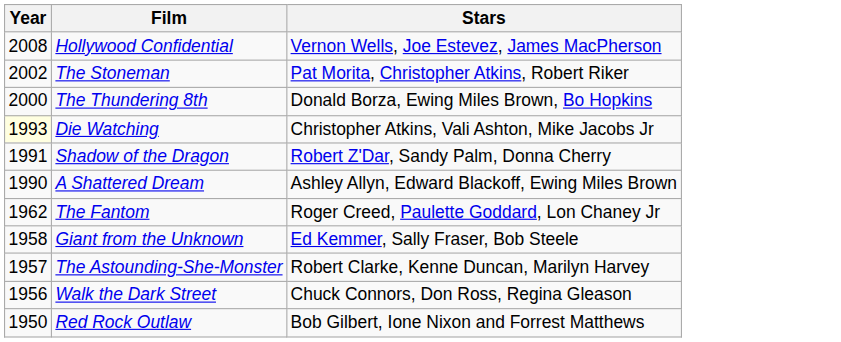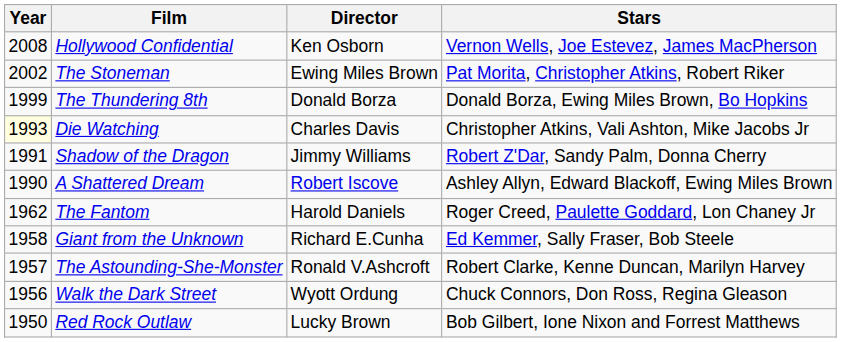+ column: (364, 18)
(28, 101) 2000 -> (28, 101) 1999
